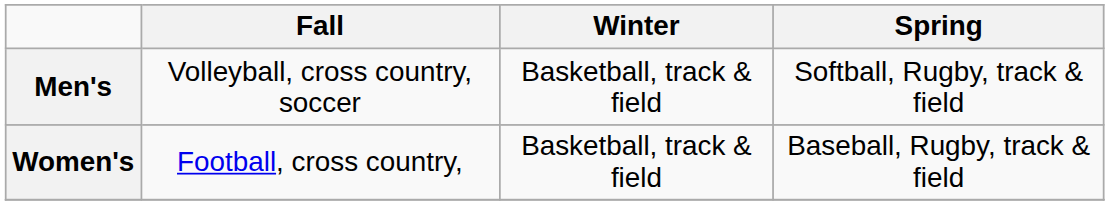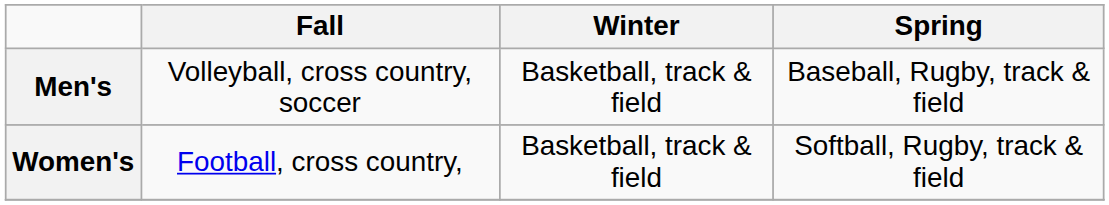(939, 86) Softball, Rugby, track & field -> (939, 86) Baseball, Rugby, track & field
(939, 161) Baseball, Rugby, track & field -> (939, 161) Softball, Rugby, track & field
